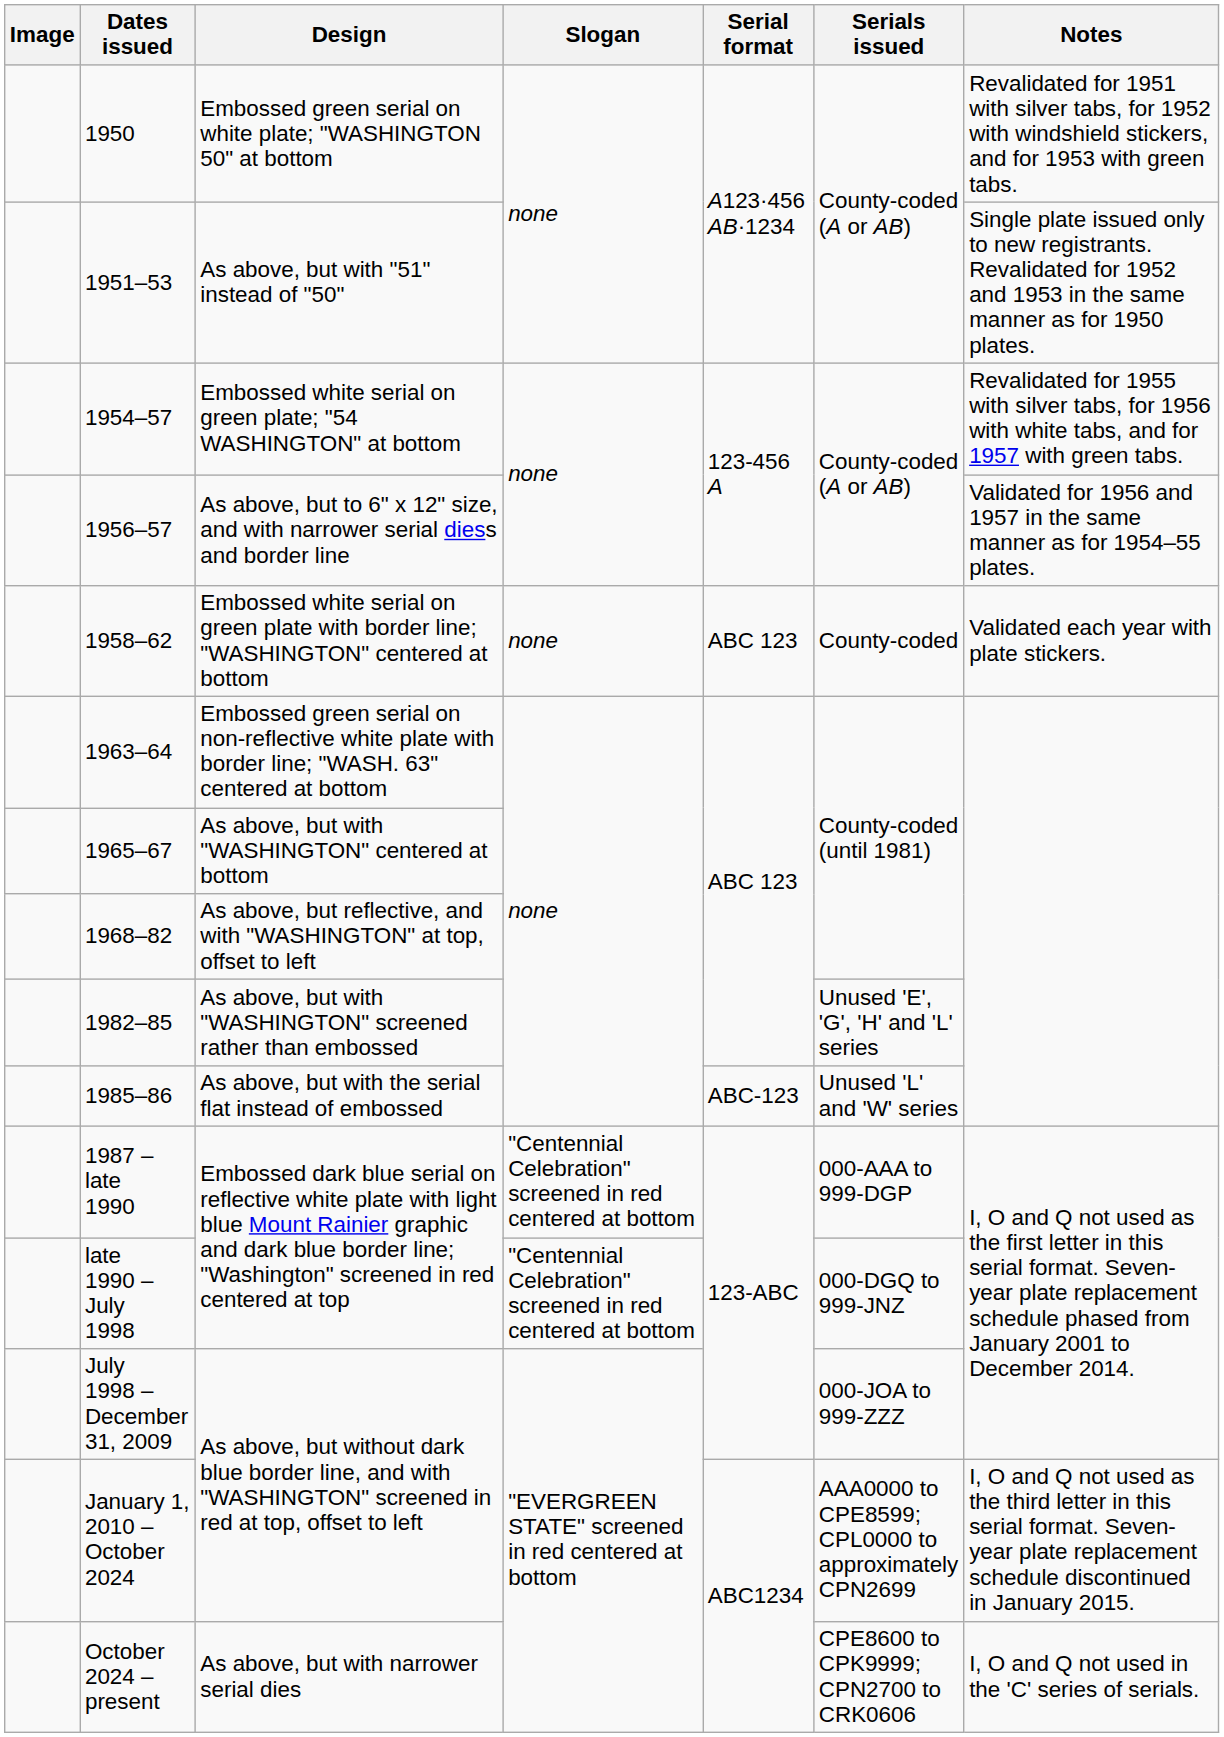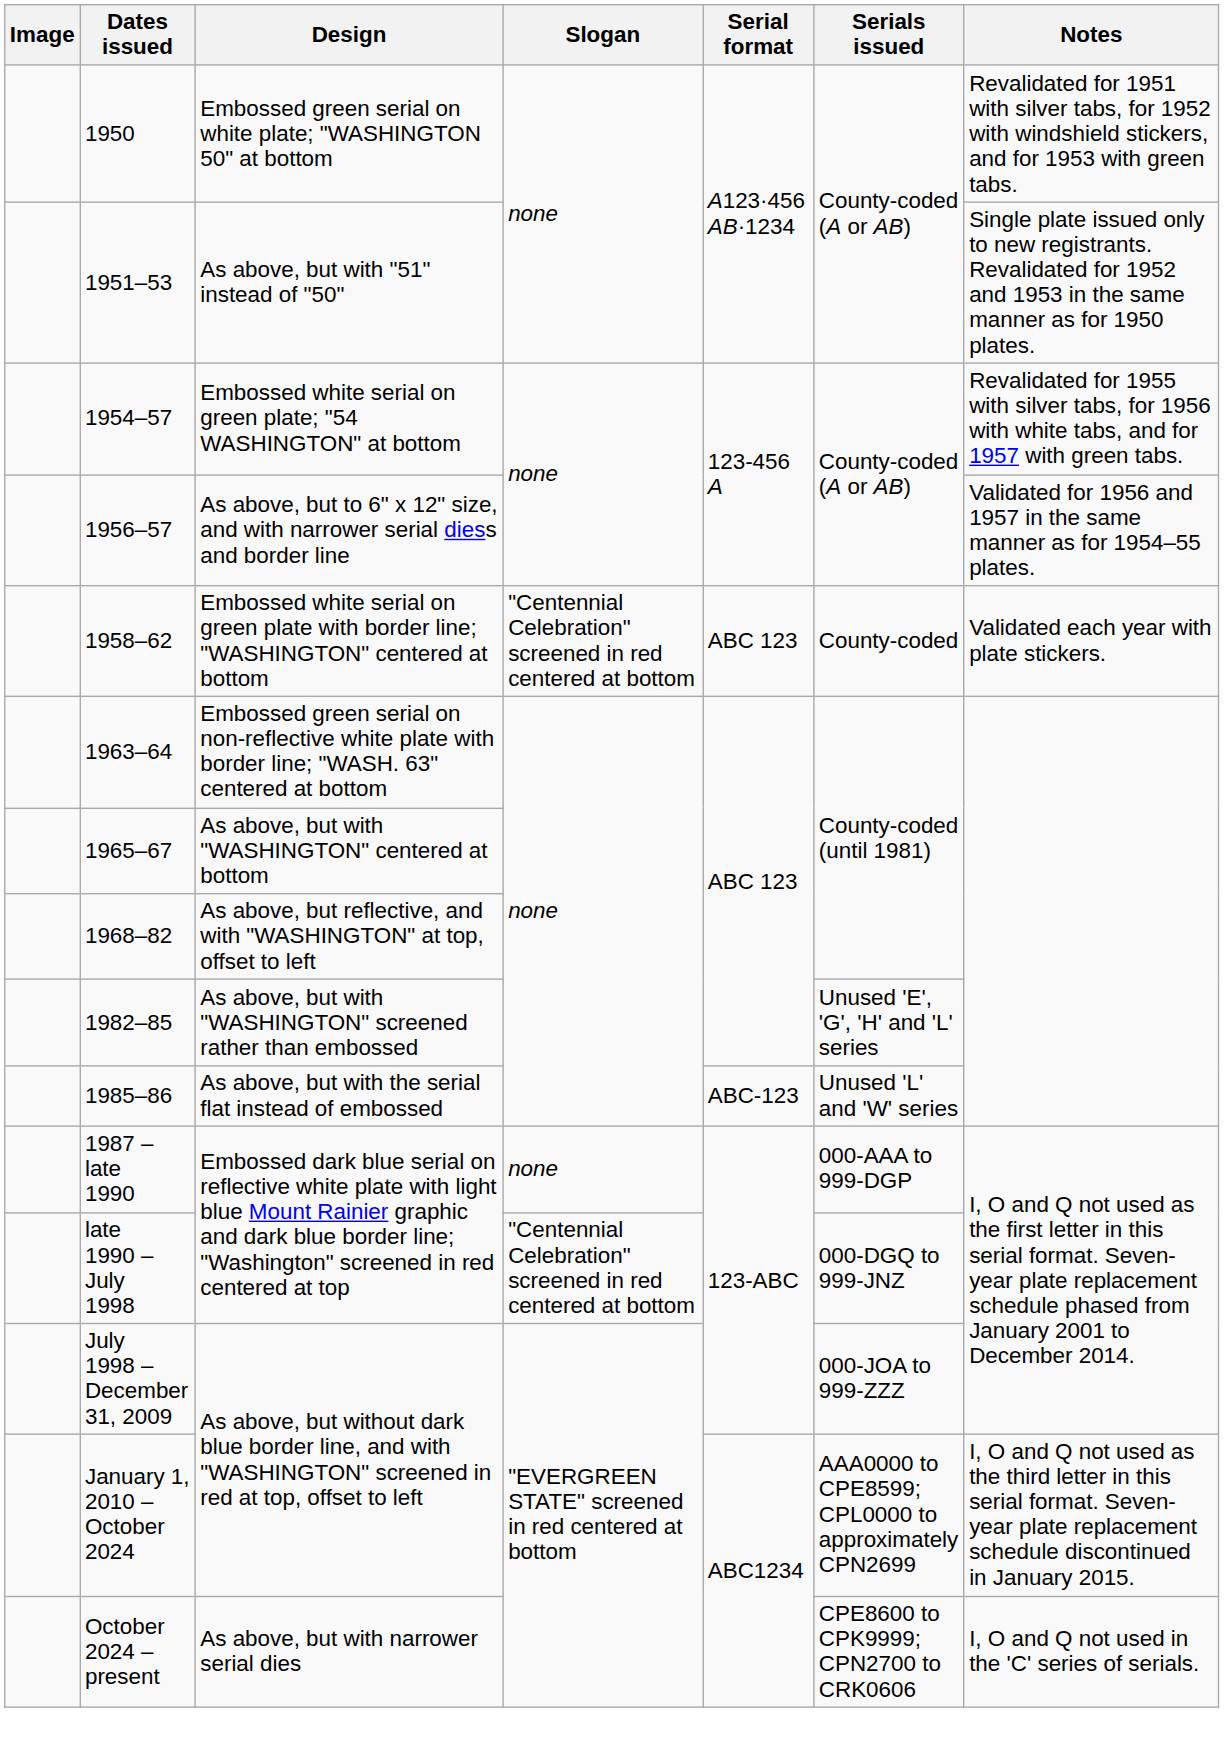(533, 640) none -> (602, 640) "Centennial Celebration" screened in red centered at bottom
(602, 1181) "Centennial Celebration" screened in red centered at bottom -> (533, 1169) none
